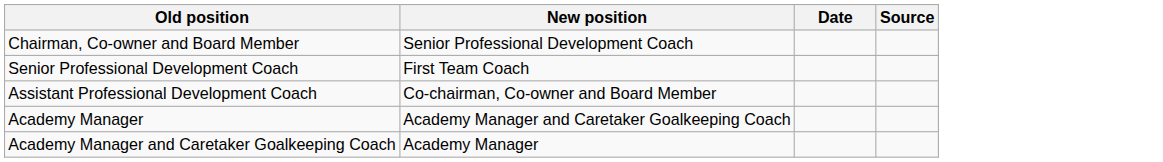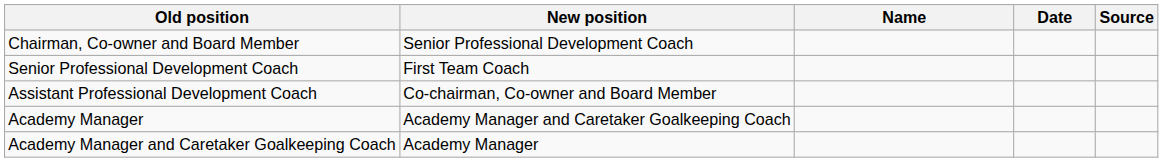+ column: (904, 17)
